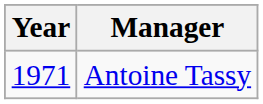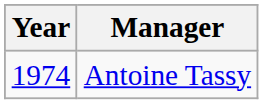(41, 74) 1971 -> (41, 74) 1974
